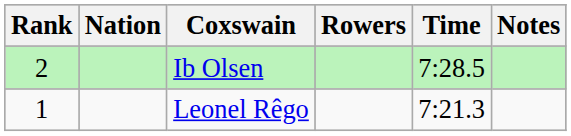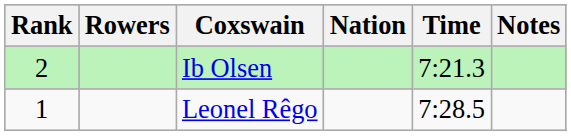columns swapped: (364, 25) <-> (123, 25)
(452, 67) 7:28.5 -> (452, 67) 7:21.3
(452, 109) 7:21.3 -> (452, 109) 7:28.5
